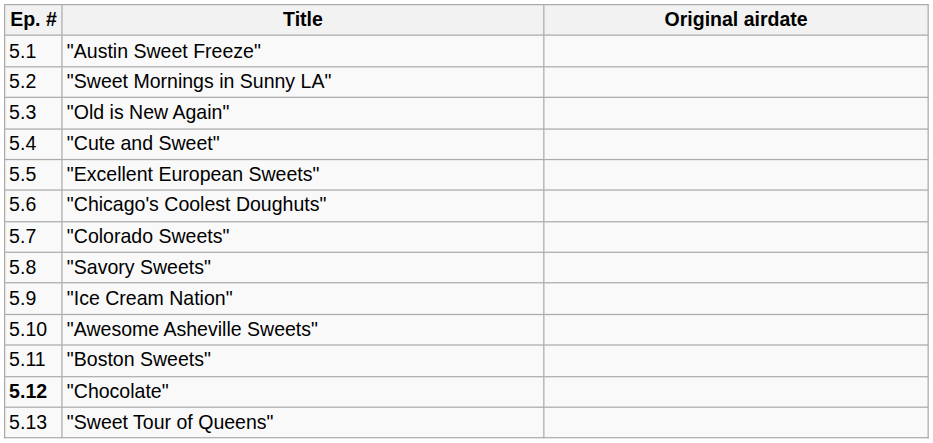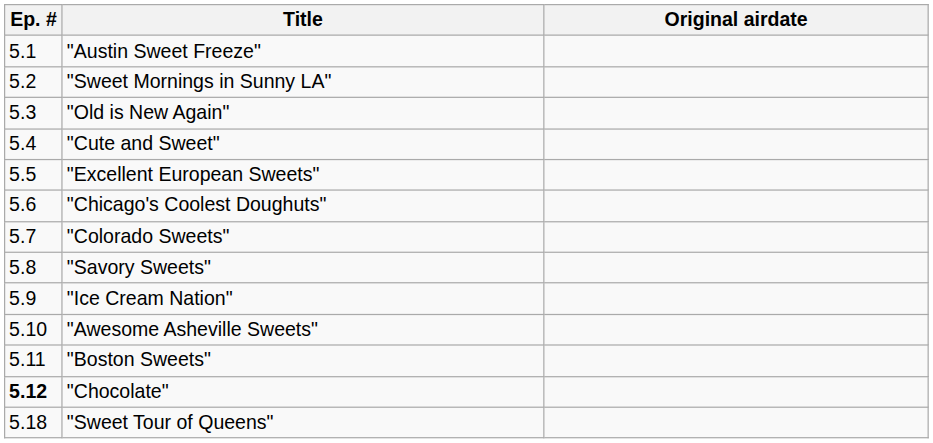(28, 422) 5.13 -> (28, 422) 5.18
